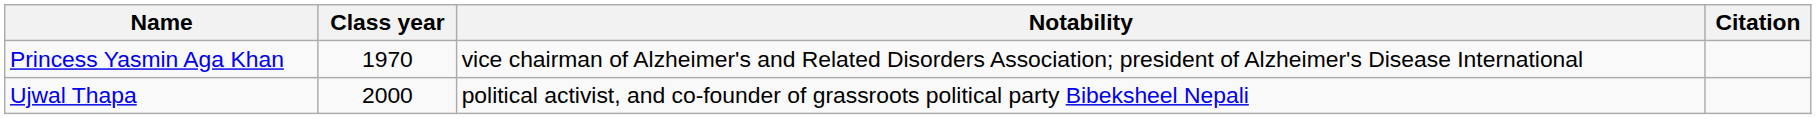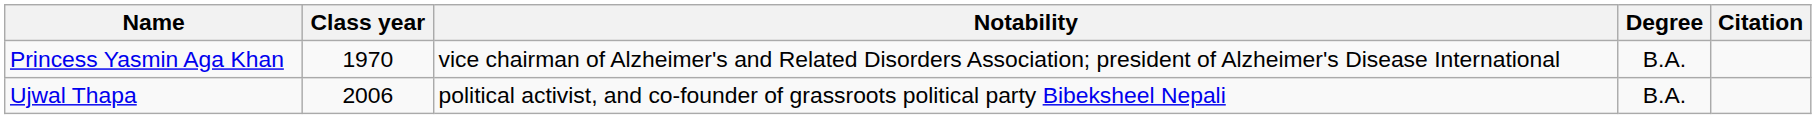+ column: (1664, 22)
(387, 95) 2000 -> (368, 95) 2006
